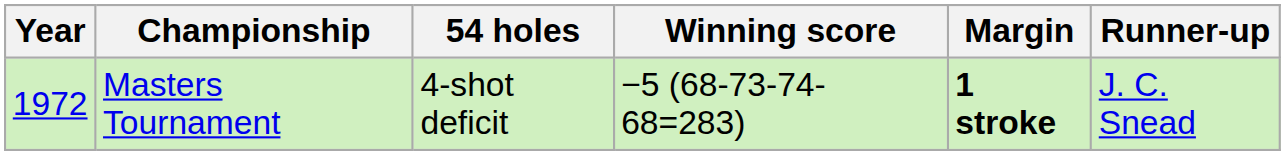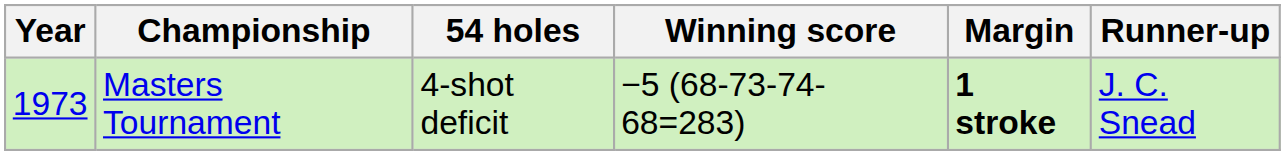(50, 103) 1972 -> (50, 103) 1973
